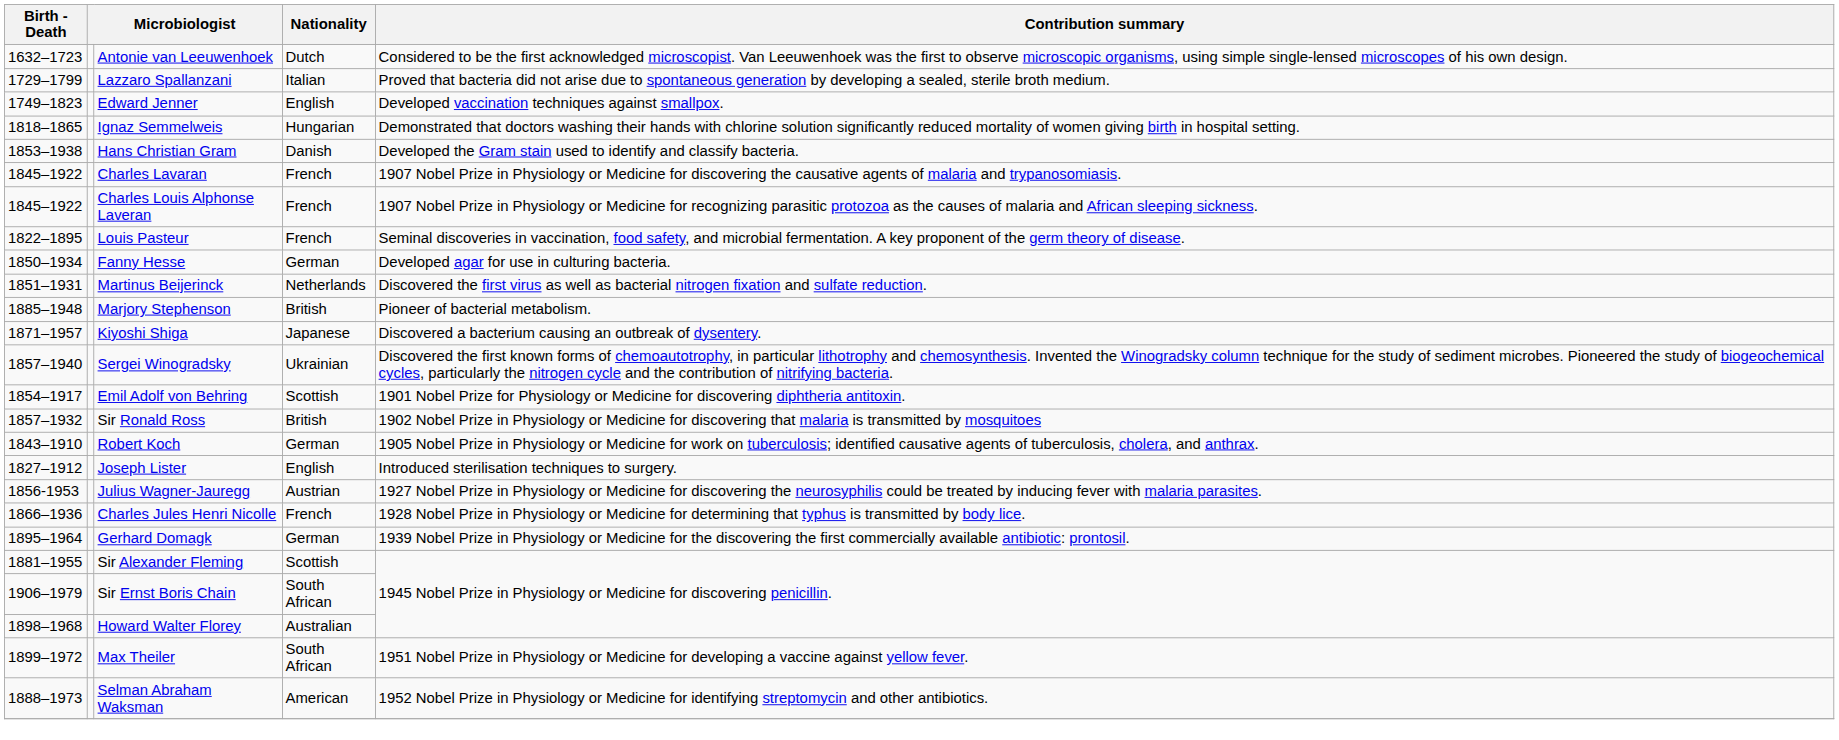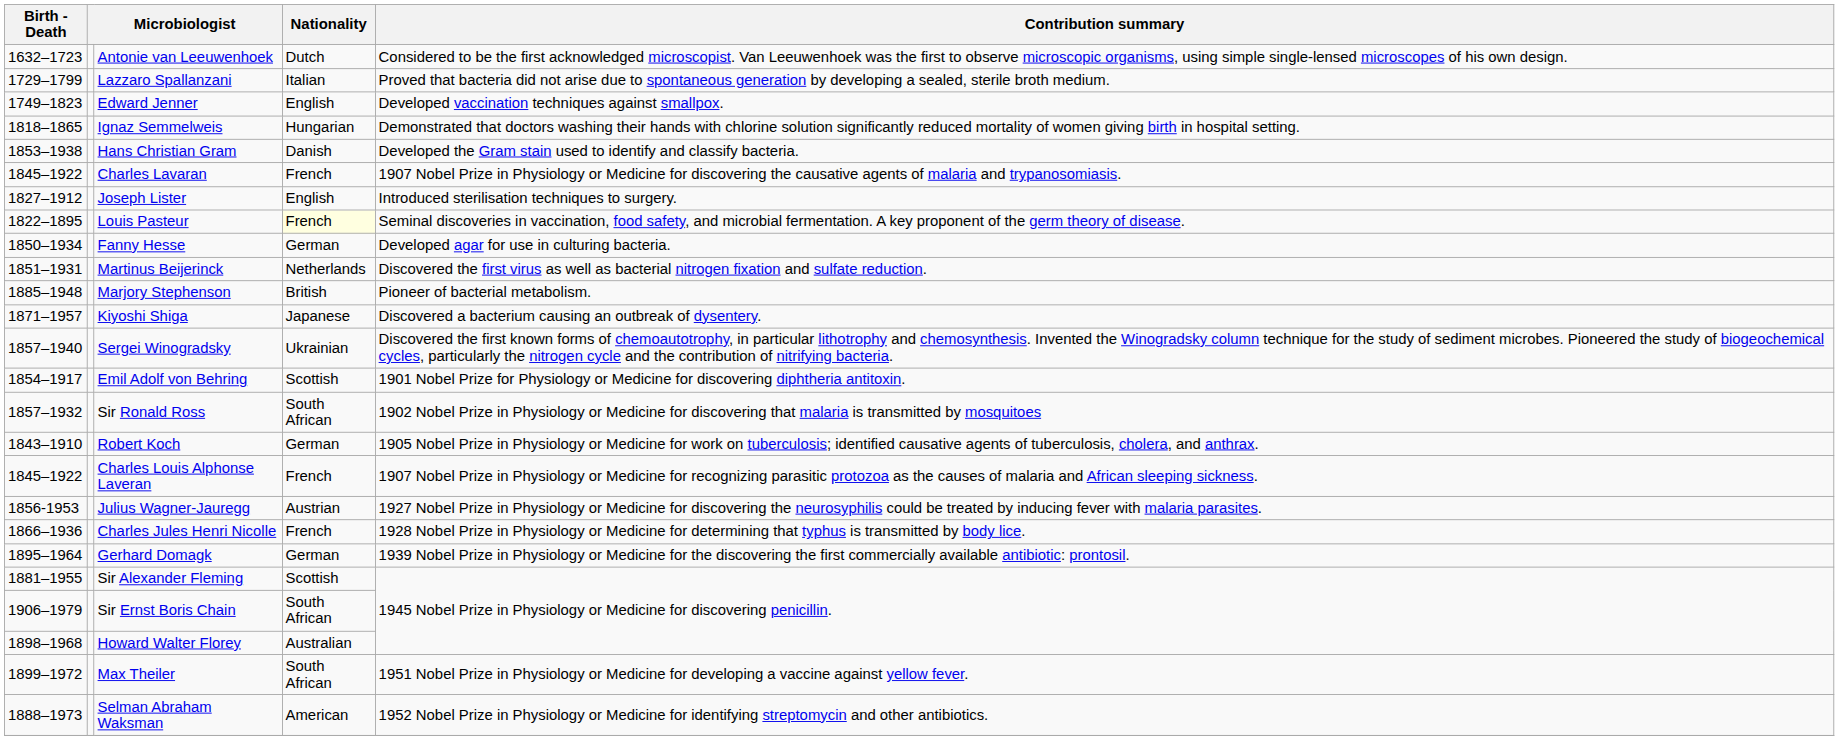rows swapped: (142, 467) <-> (176, 206)
(309, 238) no background -> (309, 221) lightyellow background
(306, 420) British -> (309, 412) South African
